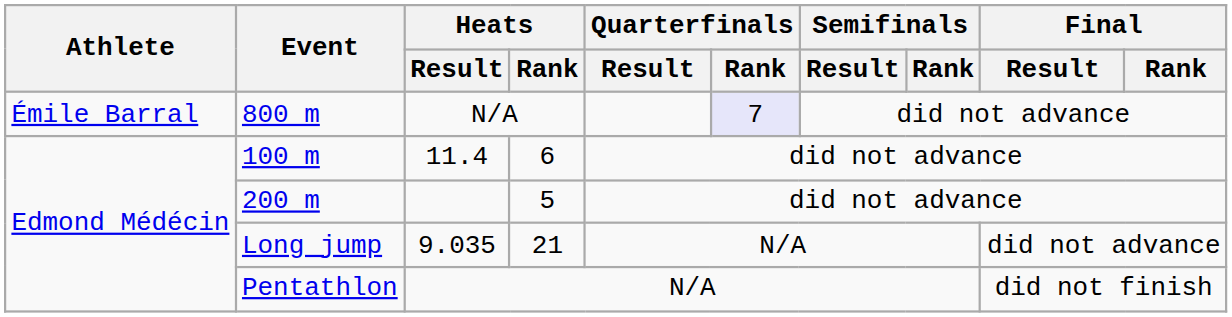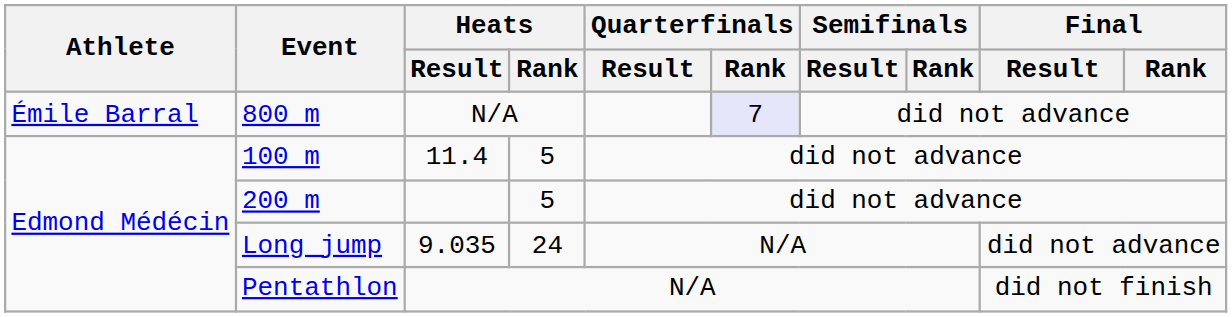(547, 158) 6 -> (547, 158) 5
(547, 245) 21 -> (547, 245) 24
